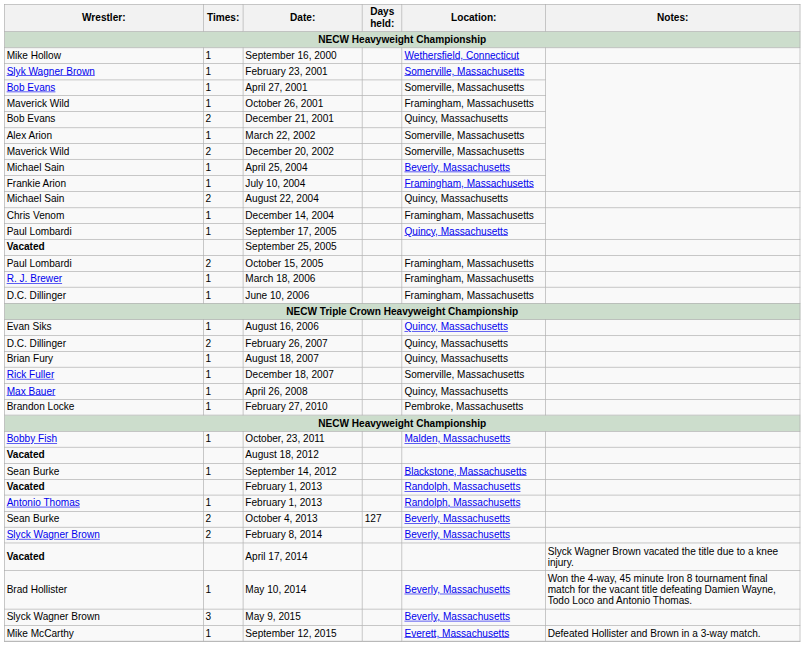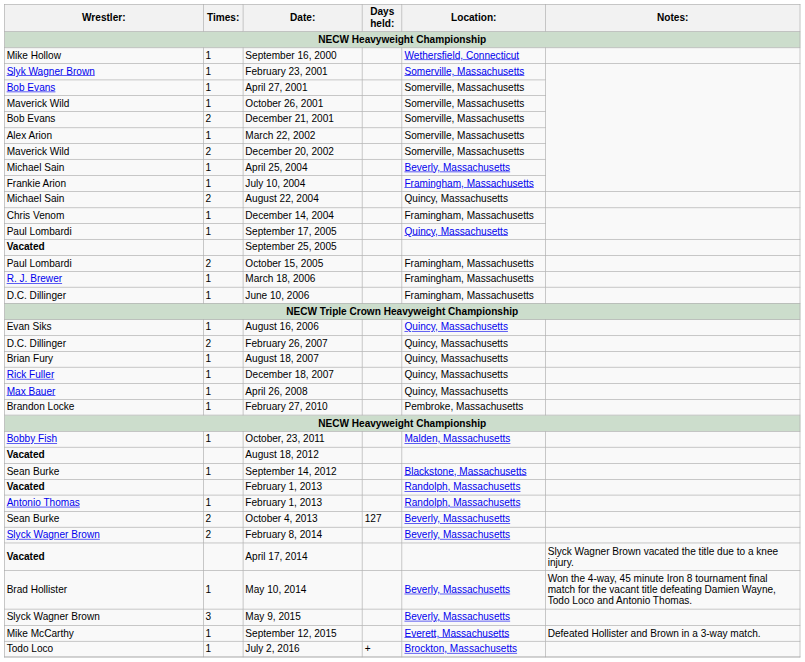(469, 103) Framingham, Massachusetts -> (464, 103) Somerville, Massachusetts
(456, 119) Quincy, Massachusetts -> (464, 119) Somerville, Massachusetts
(464, 375) Somerville, Massachusetts -> (456, 375) Quincy, Massachusetts
+ row: (30, 649)
